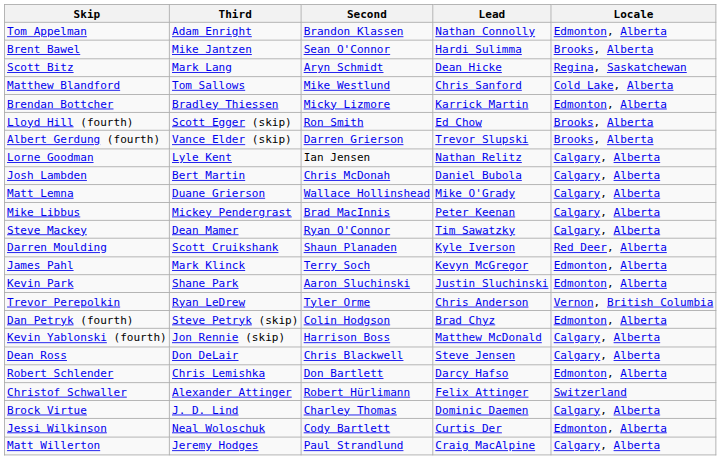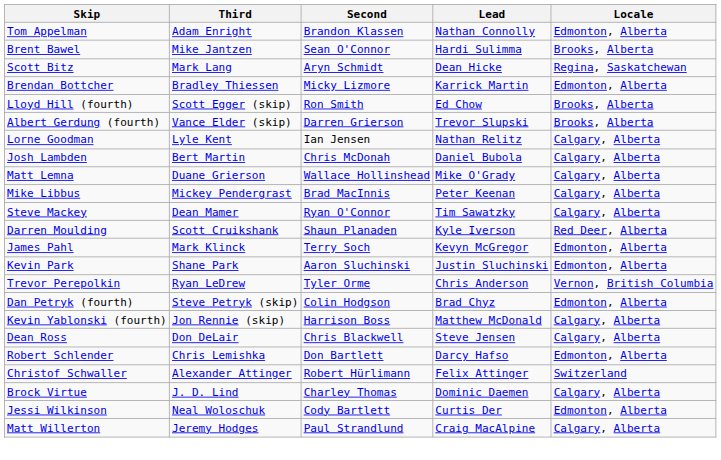- row: (64, 85)
